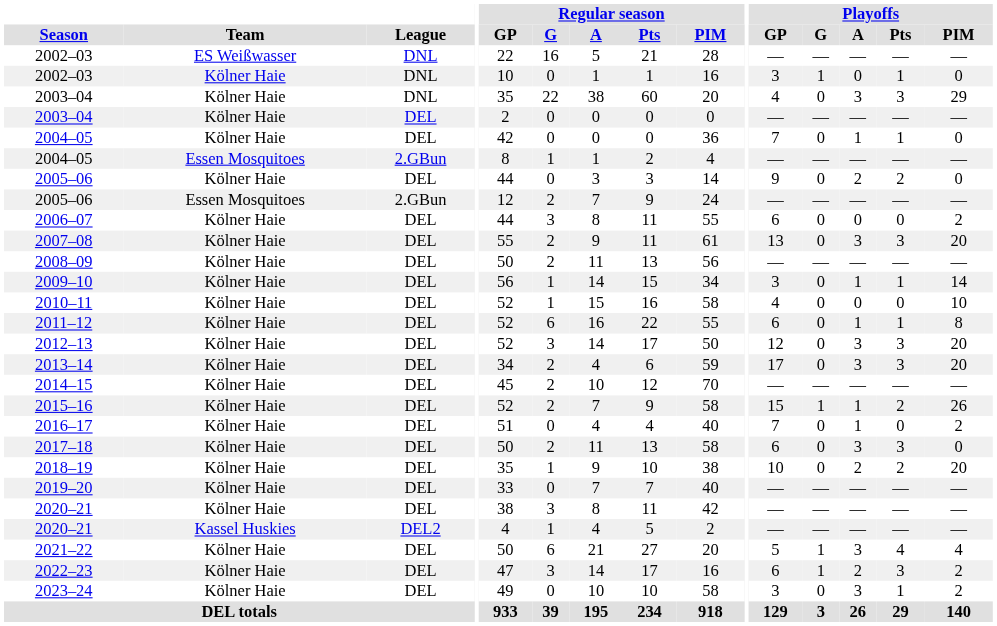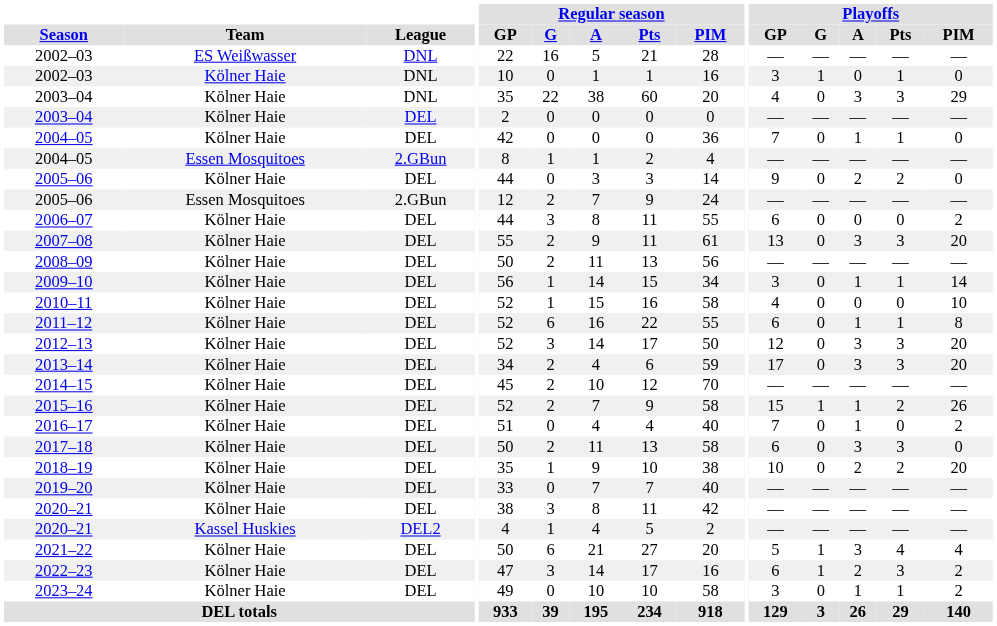(858, 591) 3 -> (858, 591) 1
